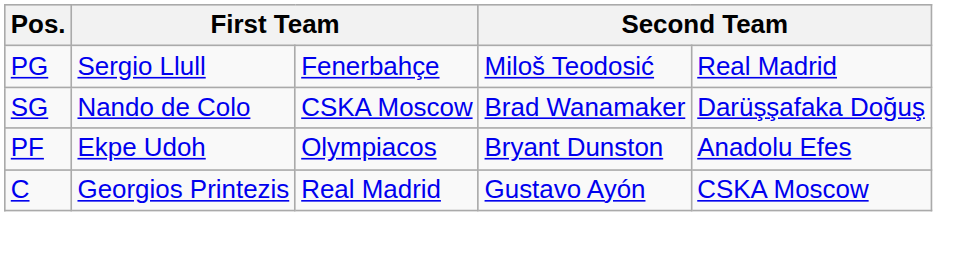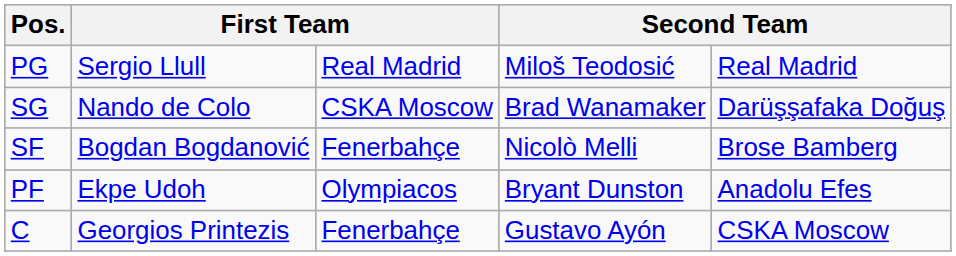(370, 66) Fenerbahçe -> (391, 66) Real Madrid
+ row: (27, 148)
(371, 189) Real Madrid -> (391, 230) Fenerbahçe
